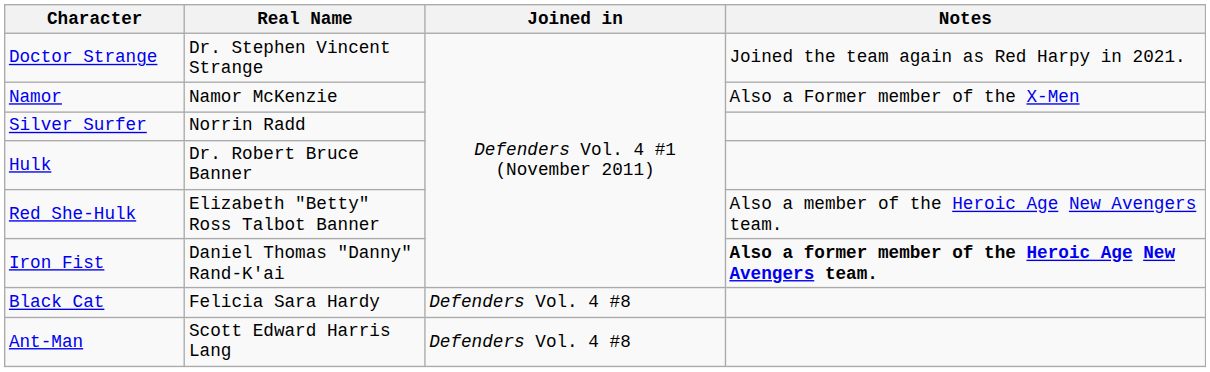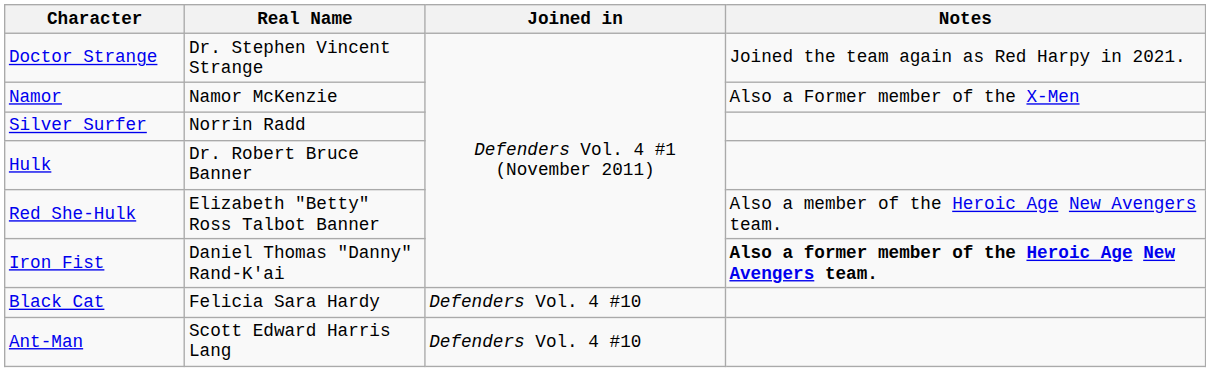(530, 302) Defenders Vol. 4 #8 -> (535, 302) Defenders Vol. 4 #10
(530, 341) Defenders Vol. 4 #8 -> (535, 341) Defenders Vol. 4 #10
